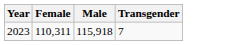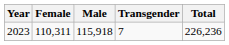+ column: (203, 13)
